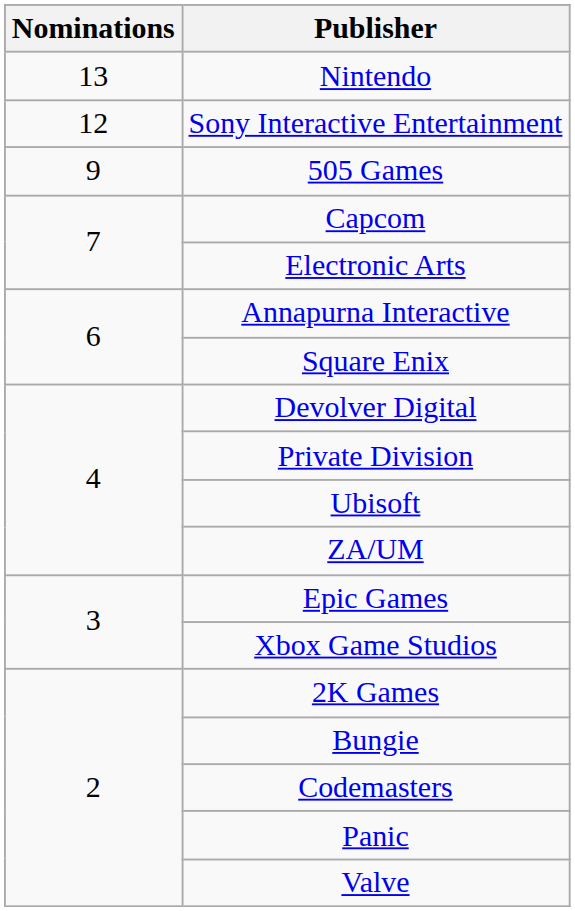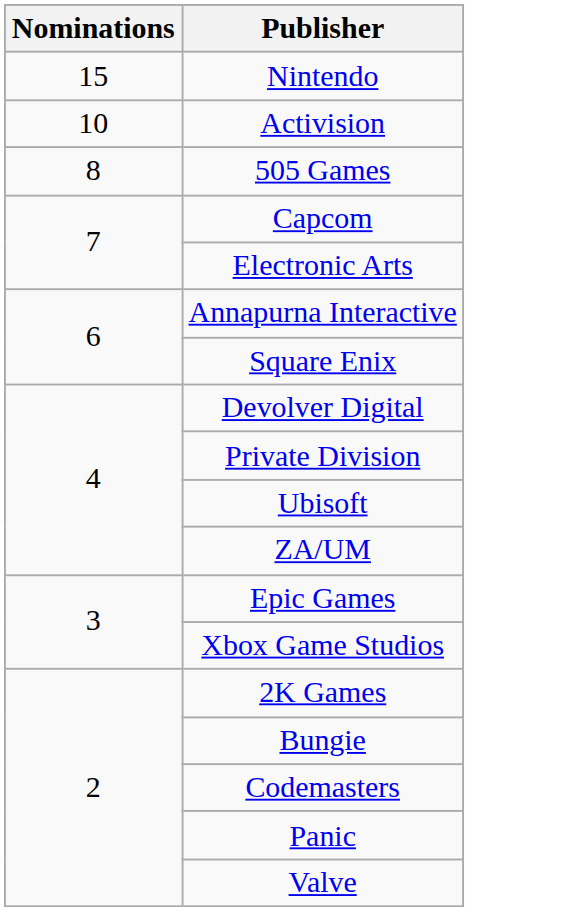(93, 75) 13 -> (93, 75) 15
- row: (375, 123)
+ row: (323, 123)
(93, 170) 9 -> (93, 170) 8
